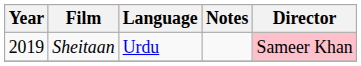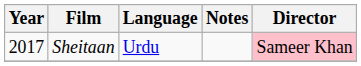(26, 46) 2019 -> (26, 46) 2017
